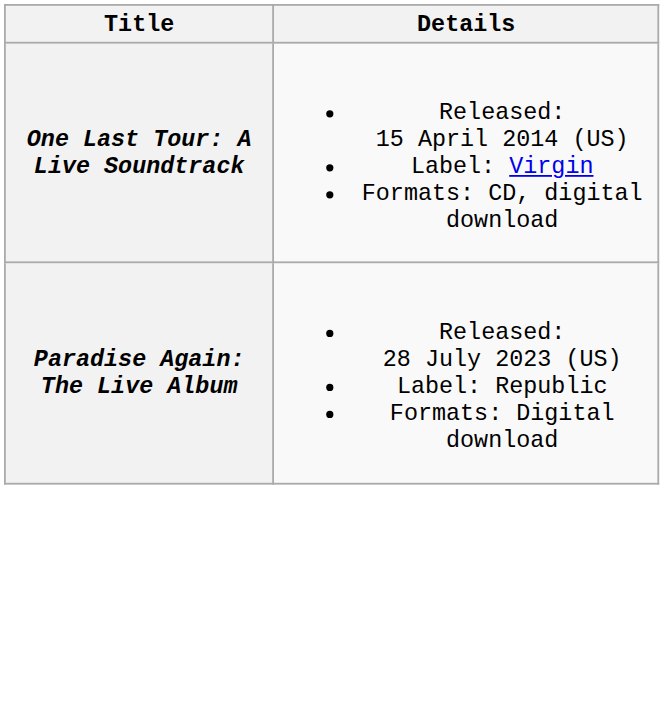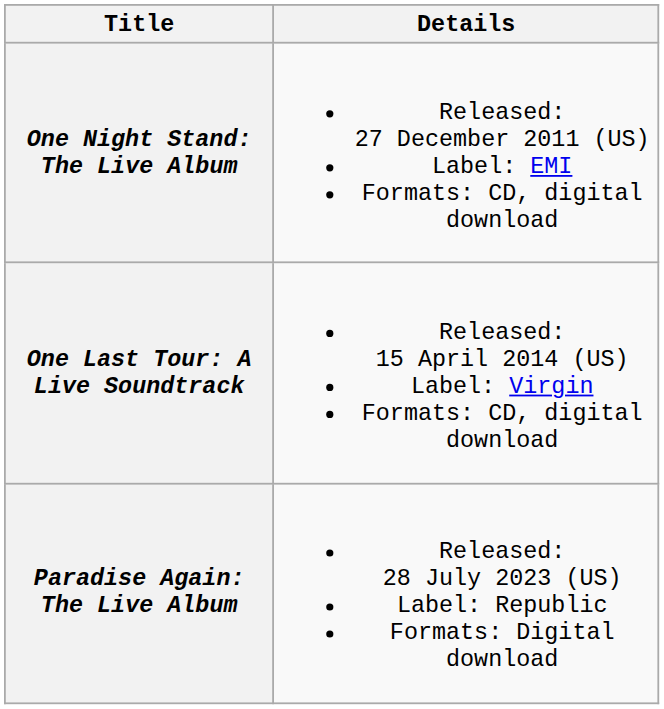+ row: (139, 153)
